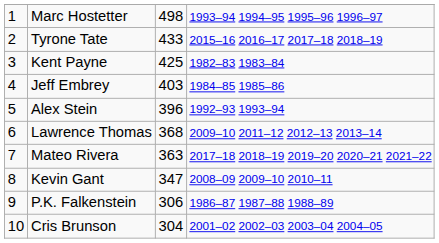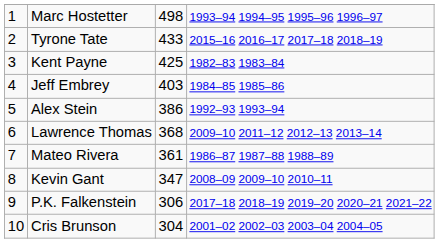(171, 109) 396 -> (171, 109) 386
(171, 156) 363 -> (171, 156) 361
(311, 156) 2017–18 2018–19 2019–20 2020–21 2021–22 -> (261, 156) 1986–87 1987–88 1988–89
(261, 203) 1986–87 1987–88 1988–89 -> (311, 203) 2017–18 2018–19 2019–20 2020–21 2021–22
